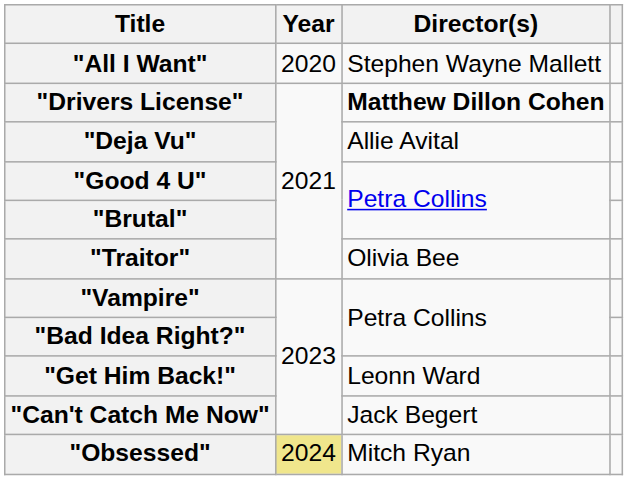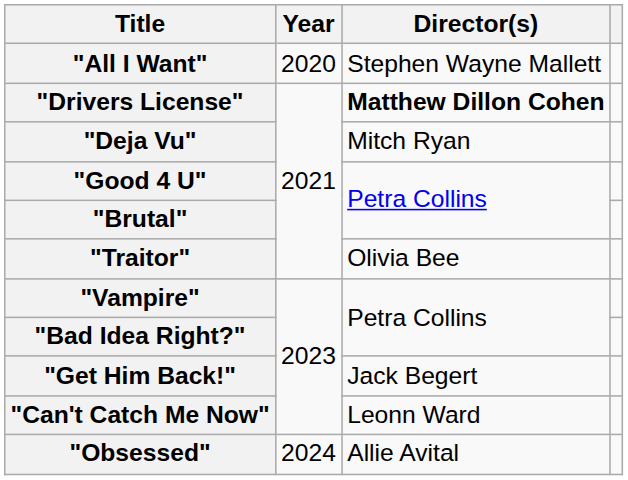(403, 141) Allie Avital -> (409, 141) Mitch Ryan
(414, 375) Leonn Ward -> (412, 375) Jack Begert
(412, 414) Jack Begert -> (414, 414) Leonn Ward
(308, 453) khaki background -> (308, 453) no background
(409, 453) Mitch Ryan -> (403, 453) Allie Avital
